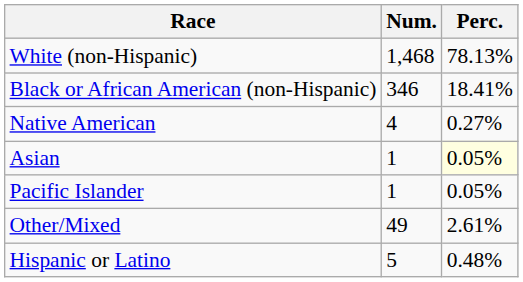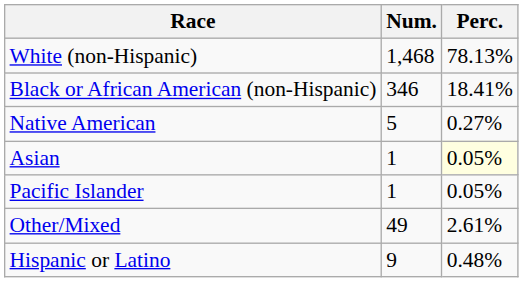(392, 123) 4 -> (392, 123) 5
(392, 259) 5 -> (392, 259) 9
